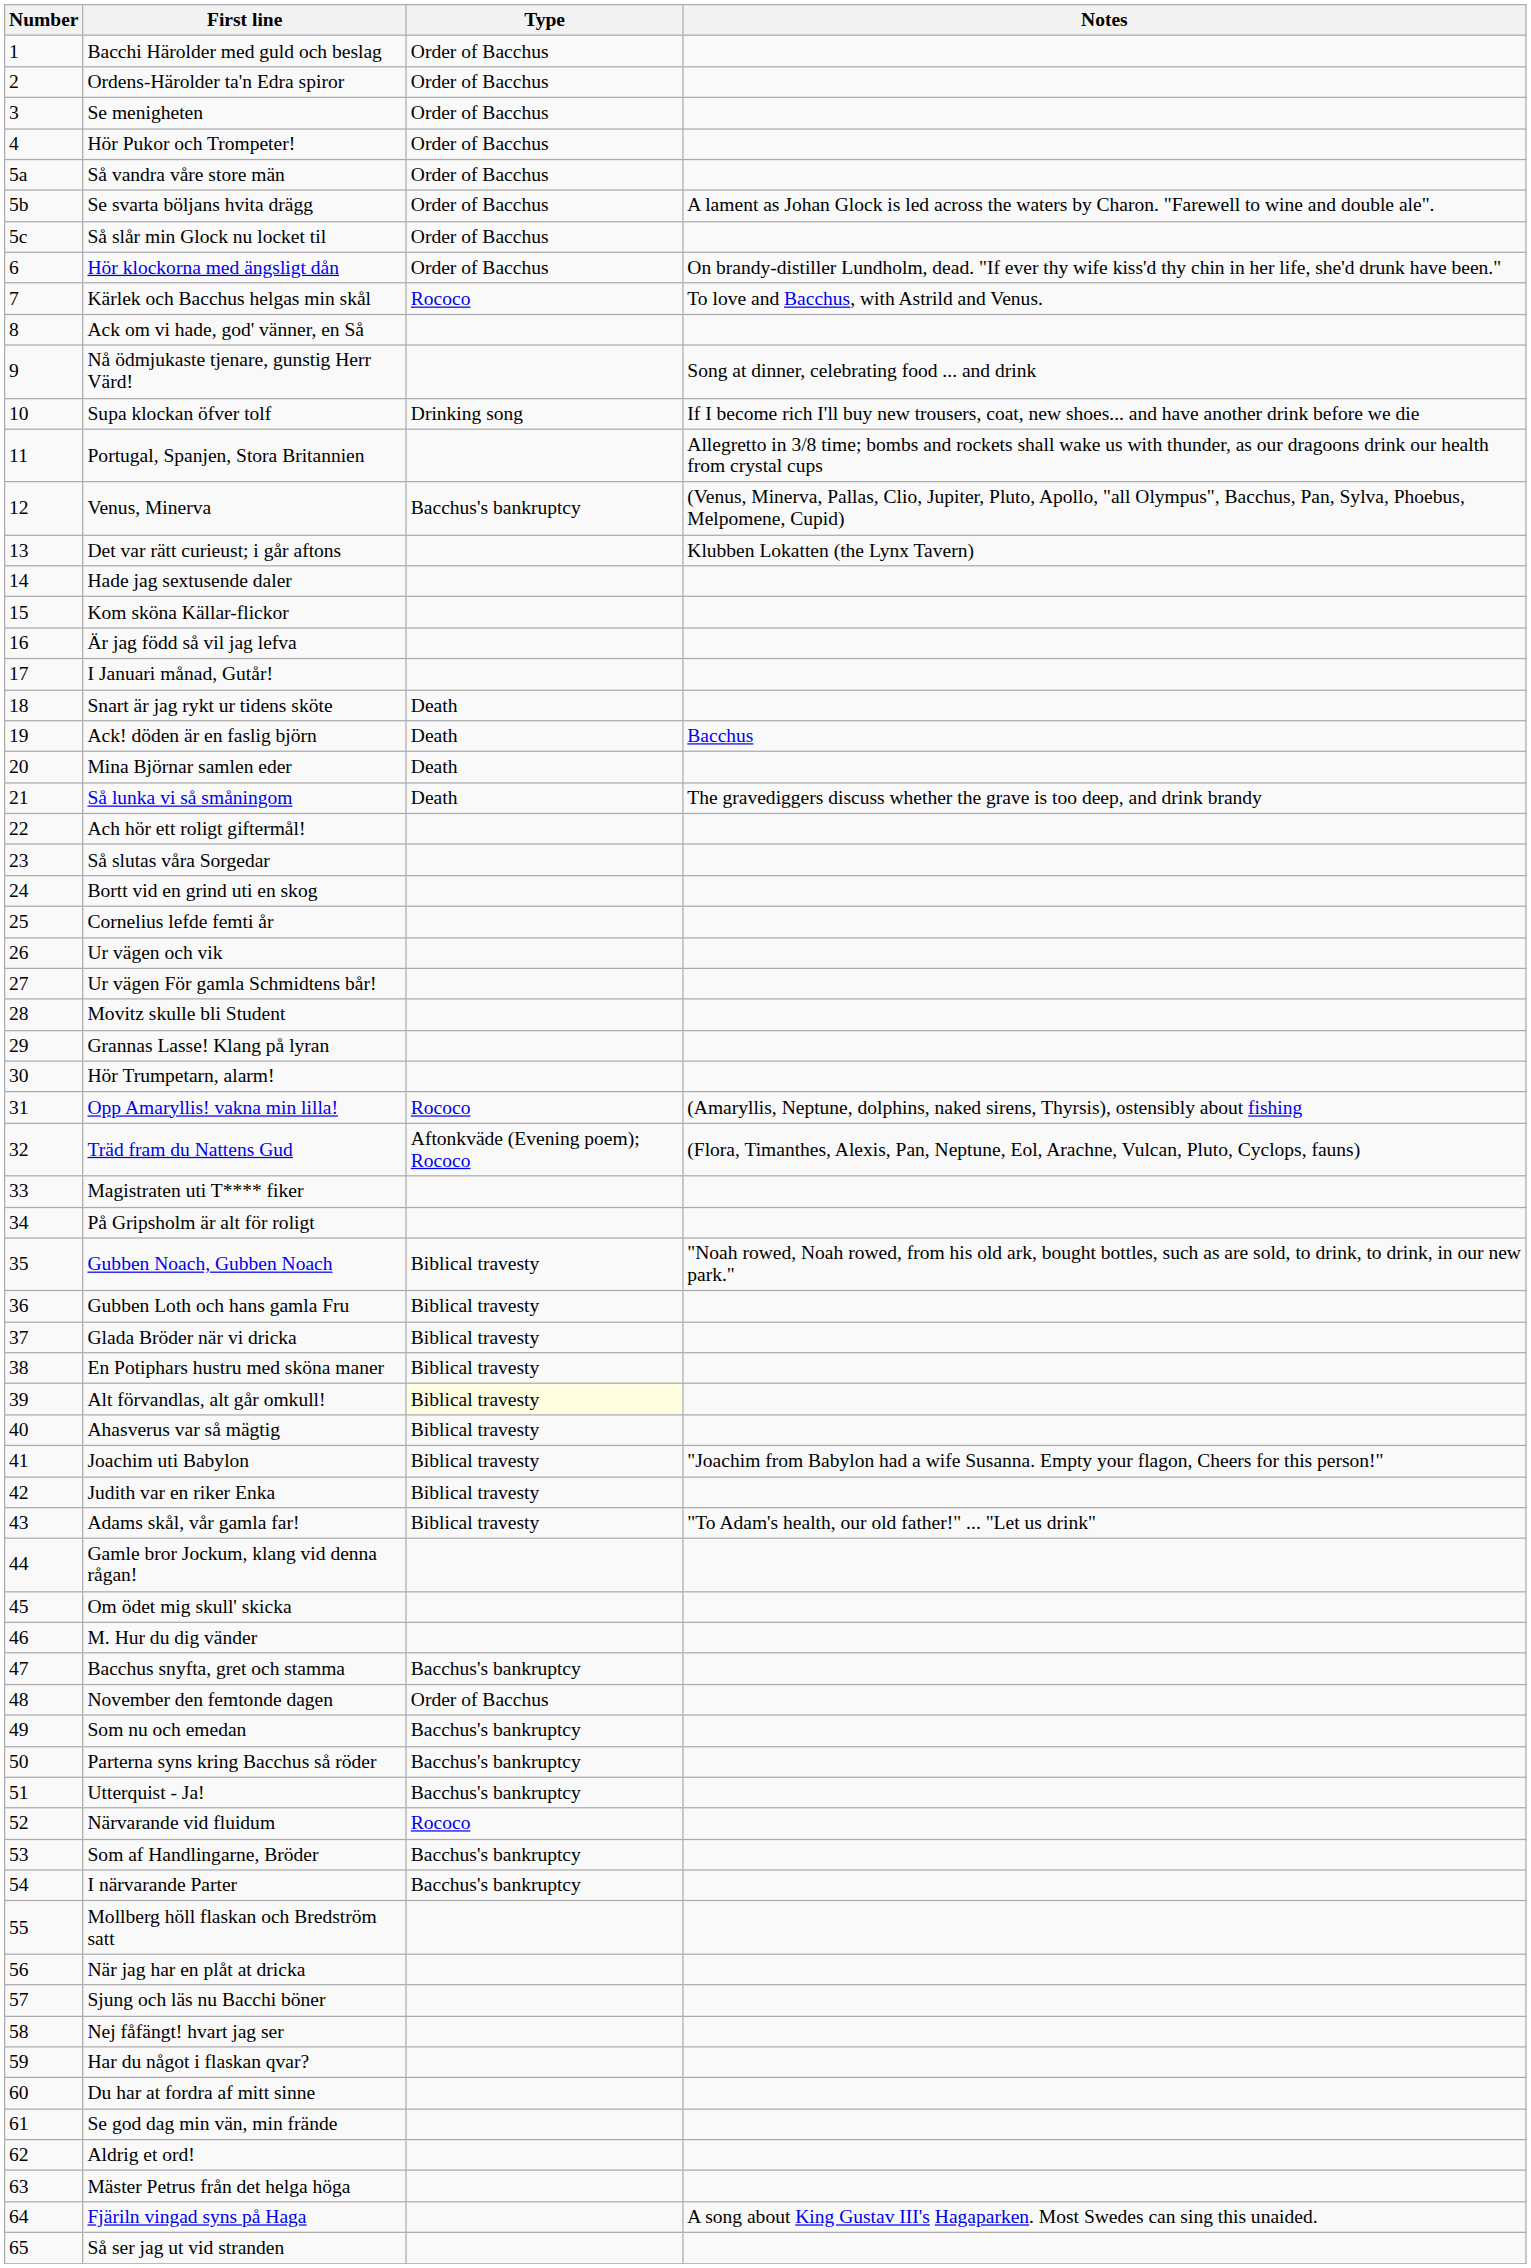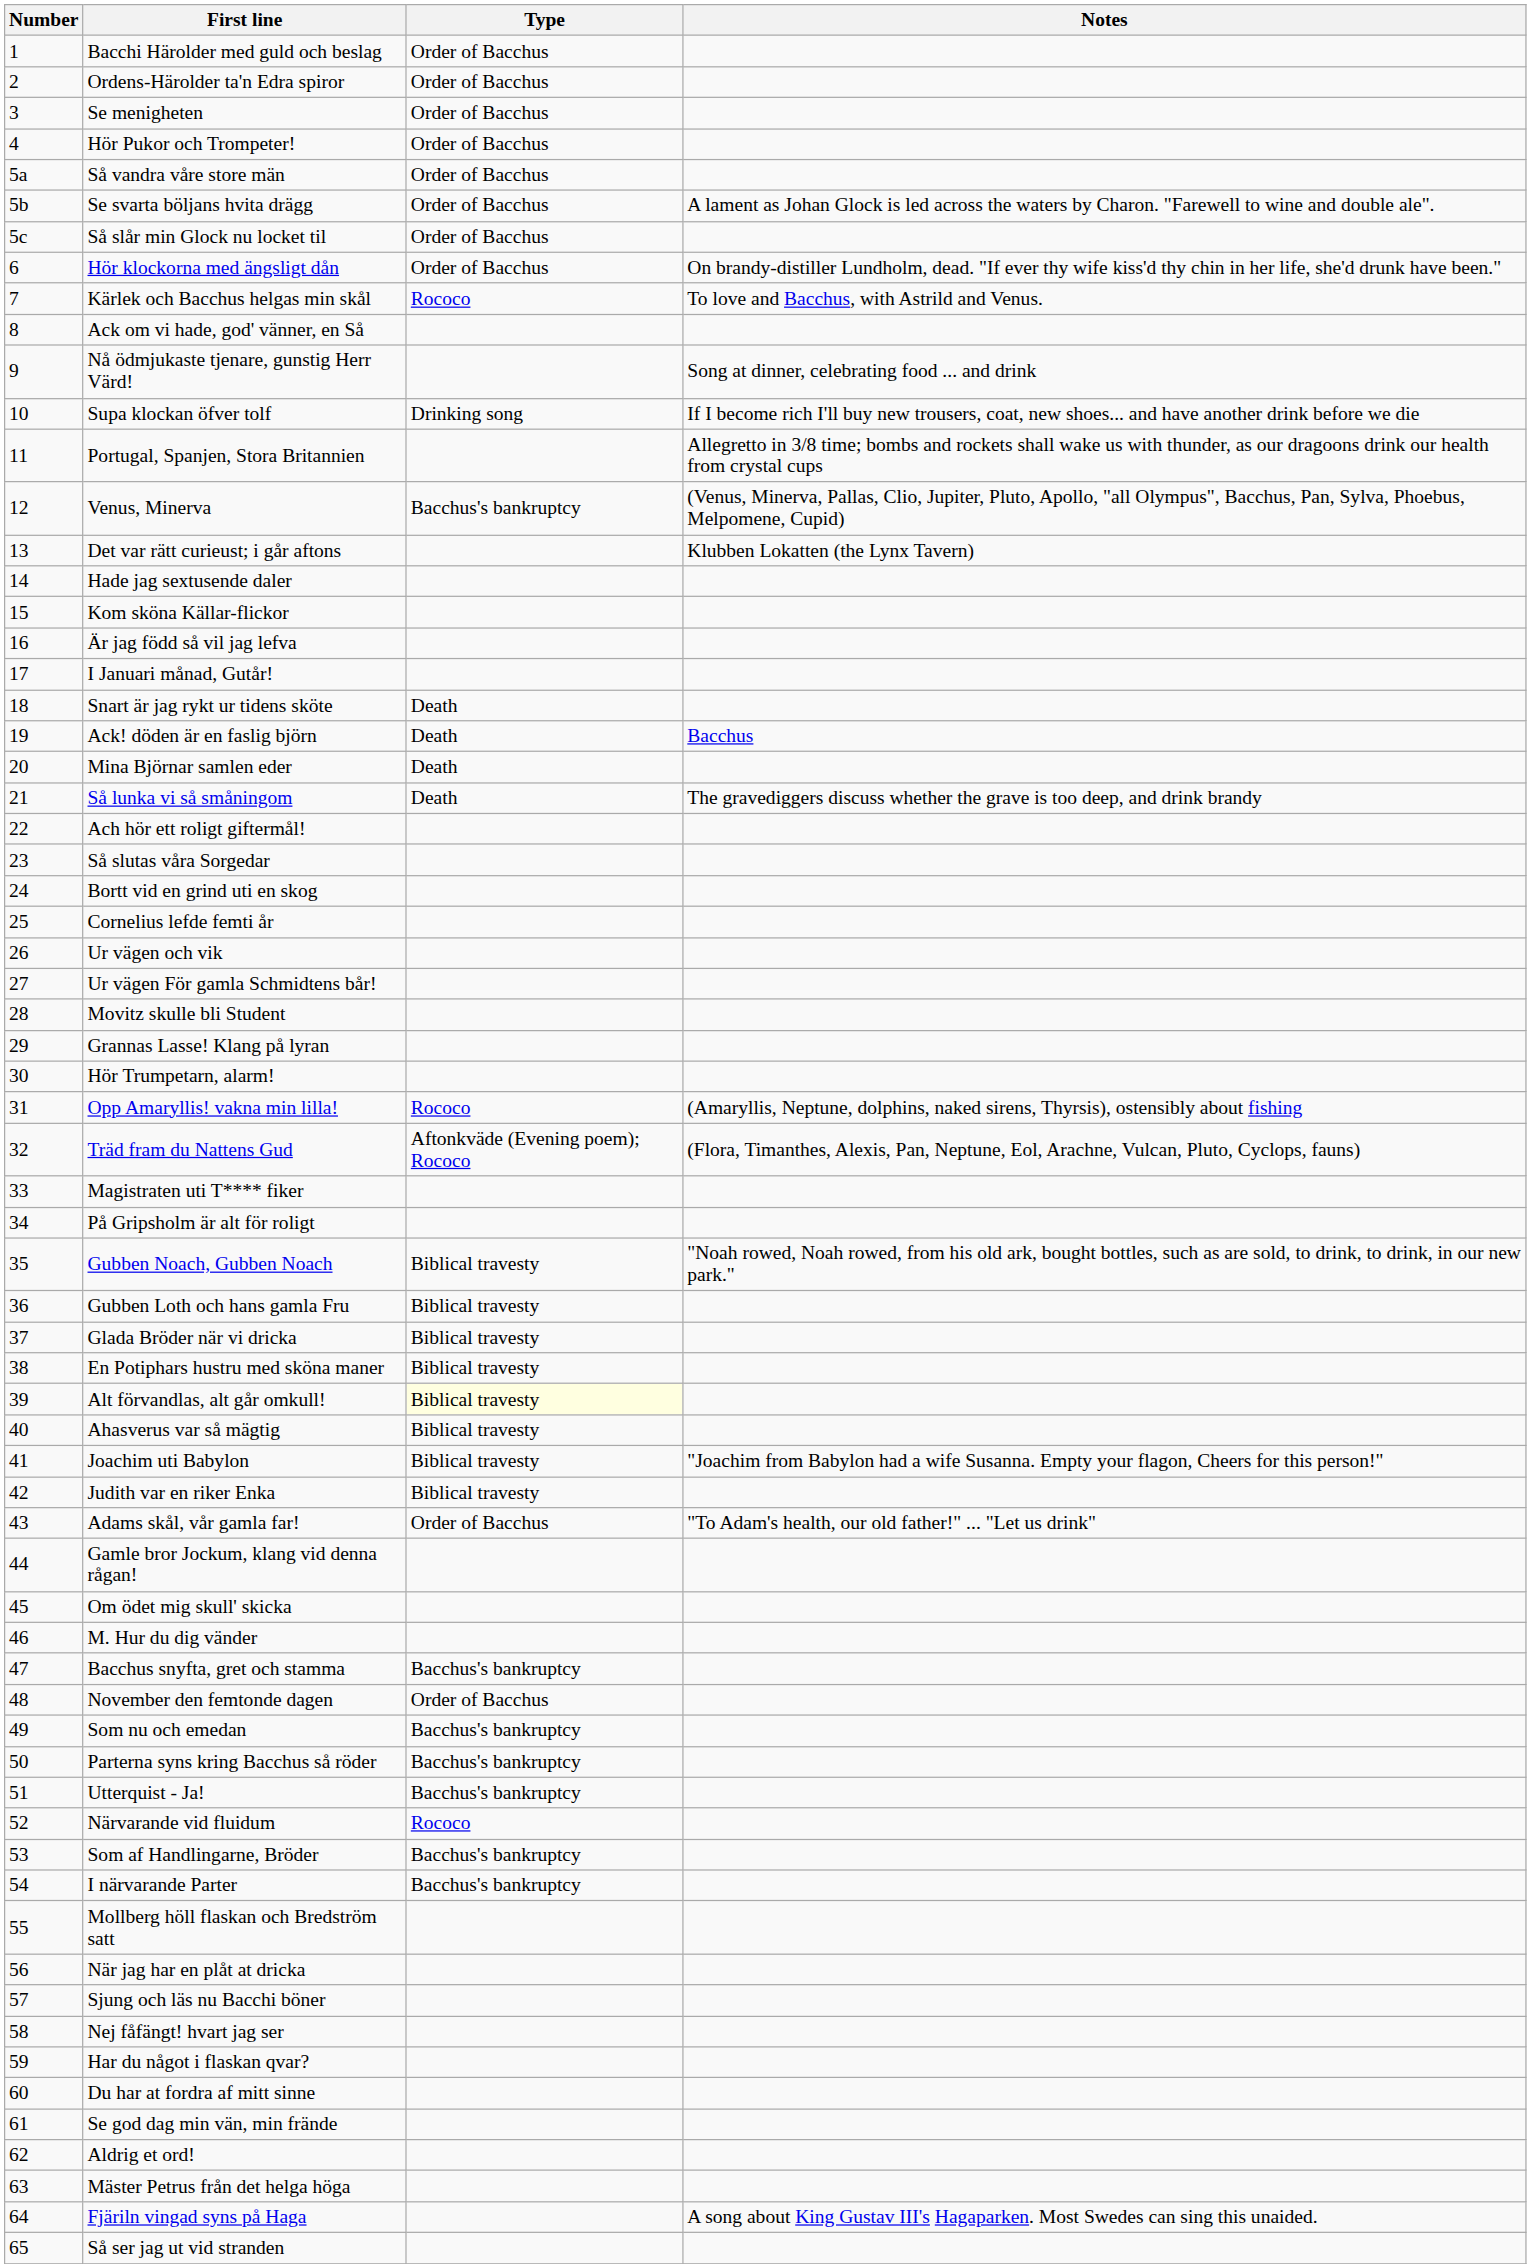(475, 1522) Biblical travesty -> (480, 1522) Order of Bacchus
